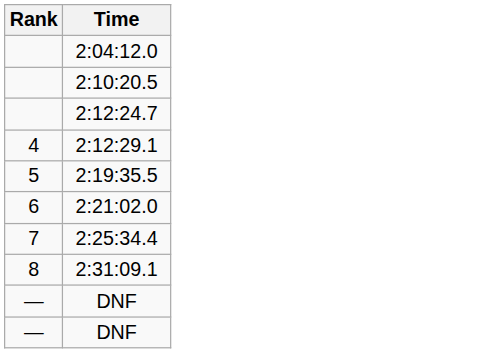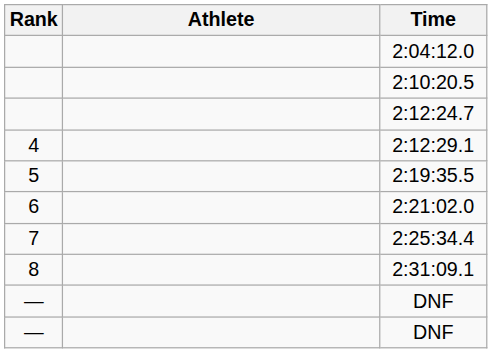+ column: (221, 20)
